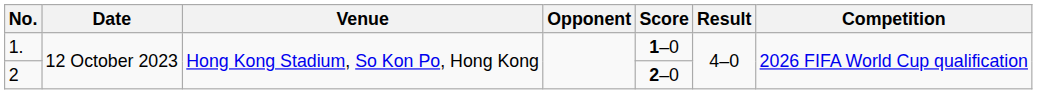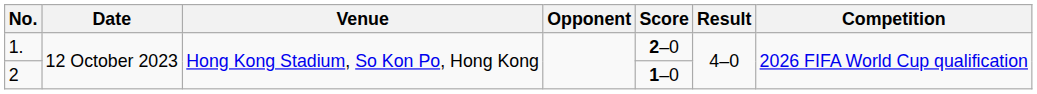(664, 47) 1–0 -> (664, 47) 2–0
(664, 75) 2–0 -> (664, 75) 1–0
